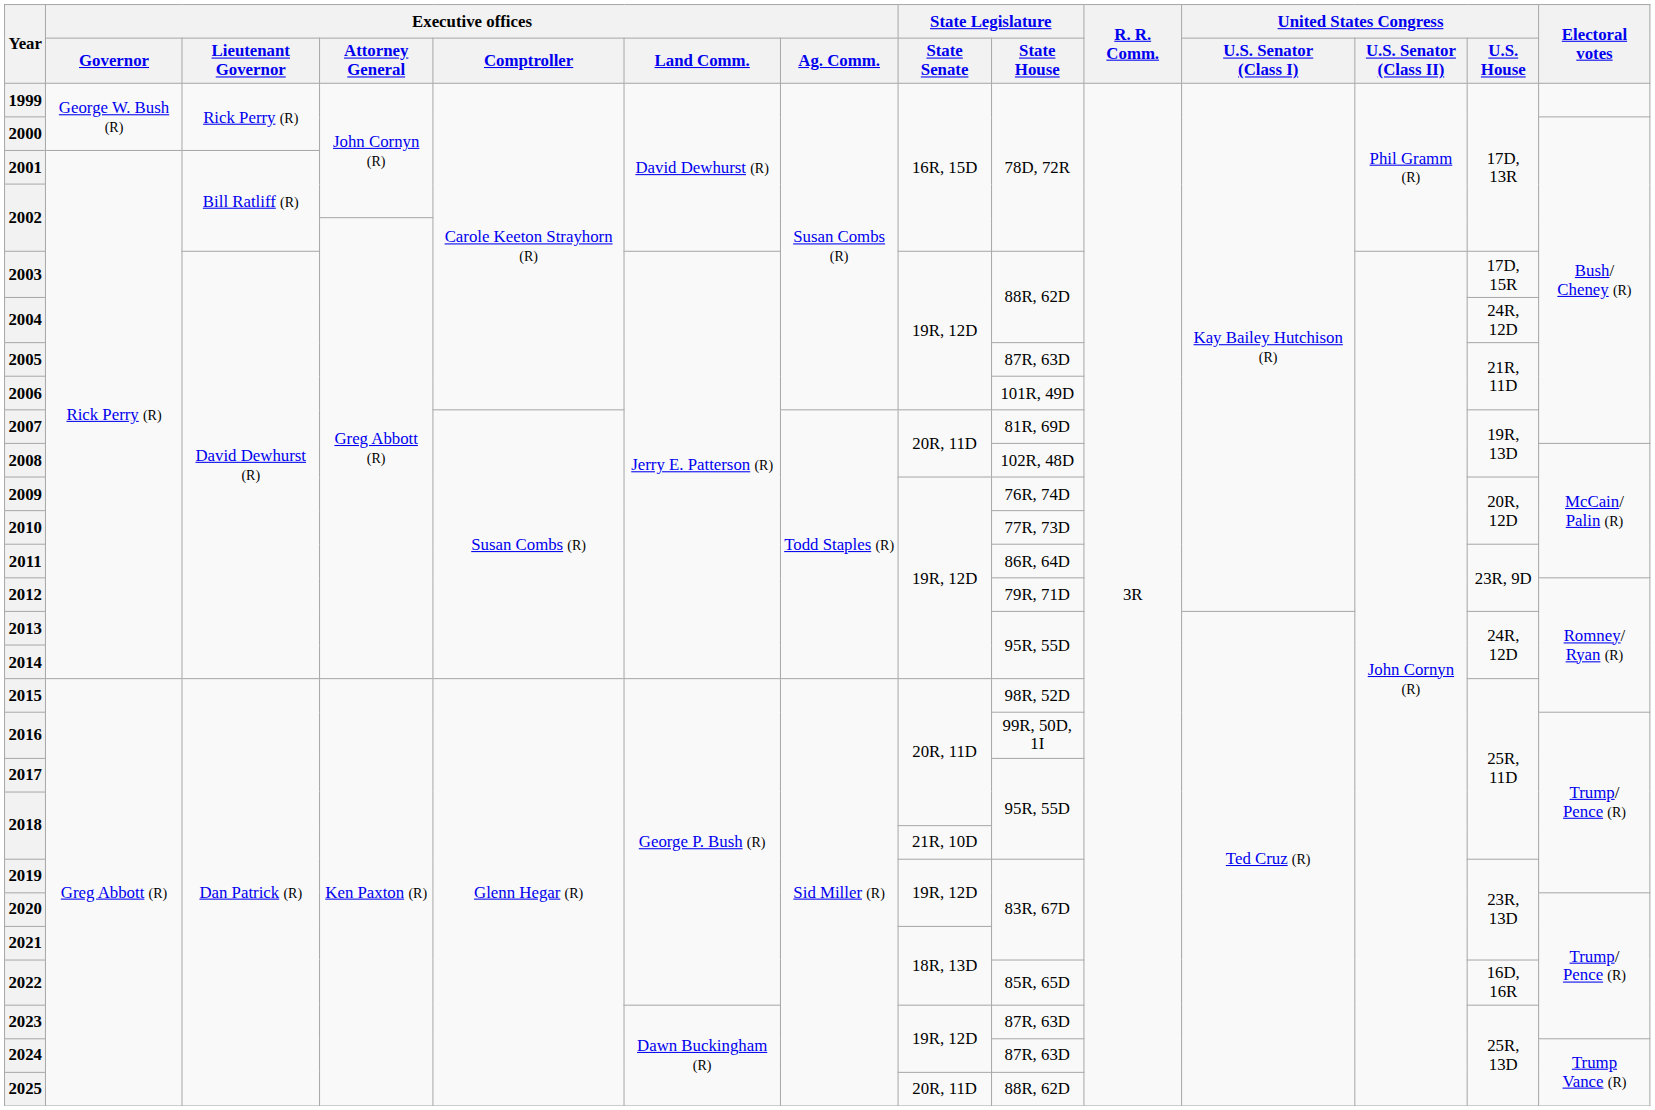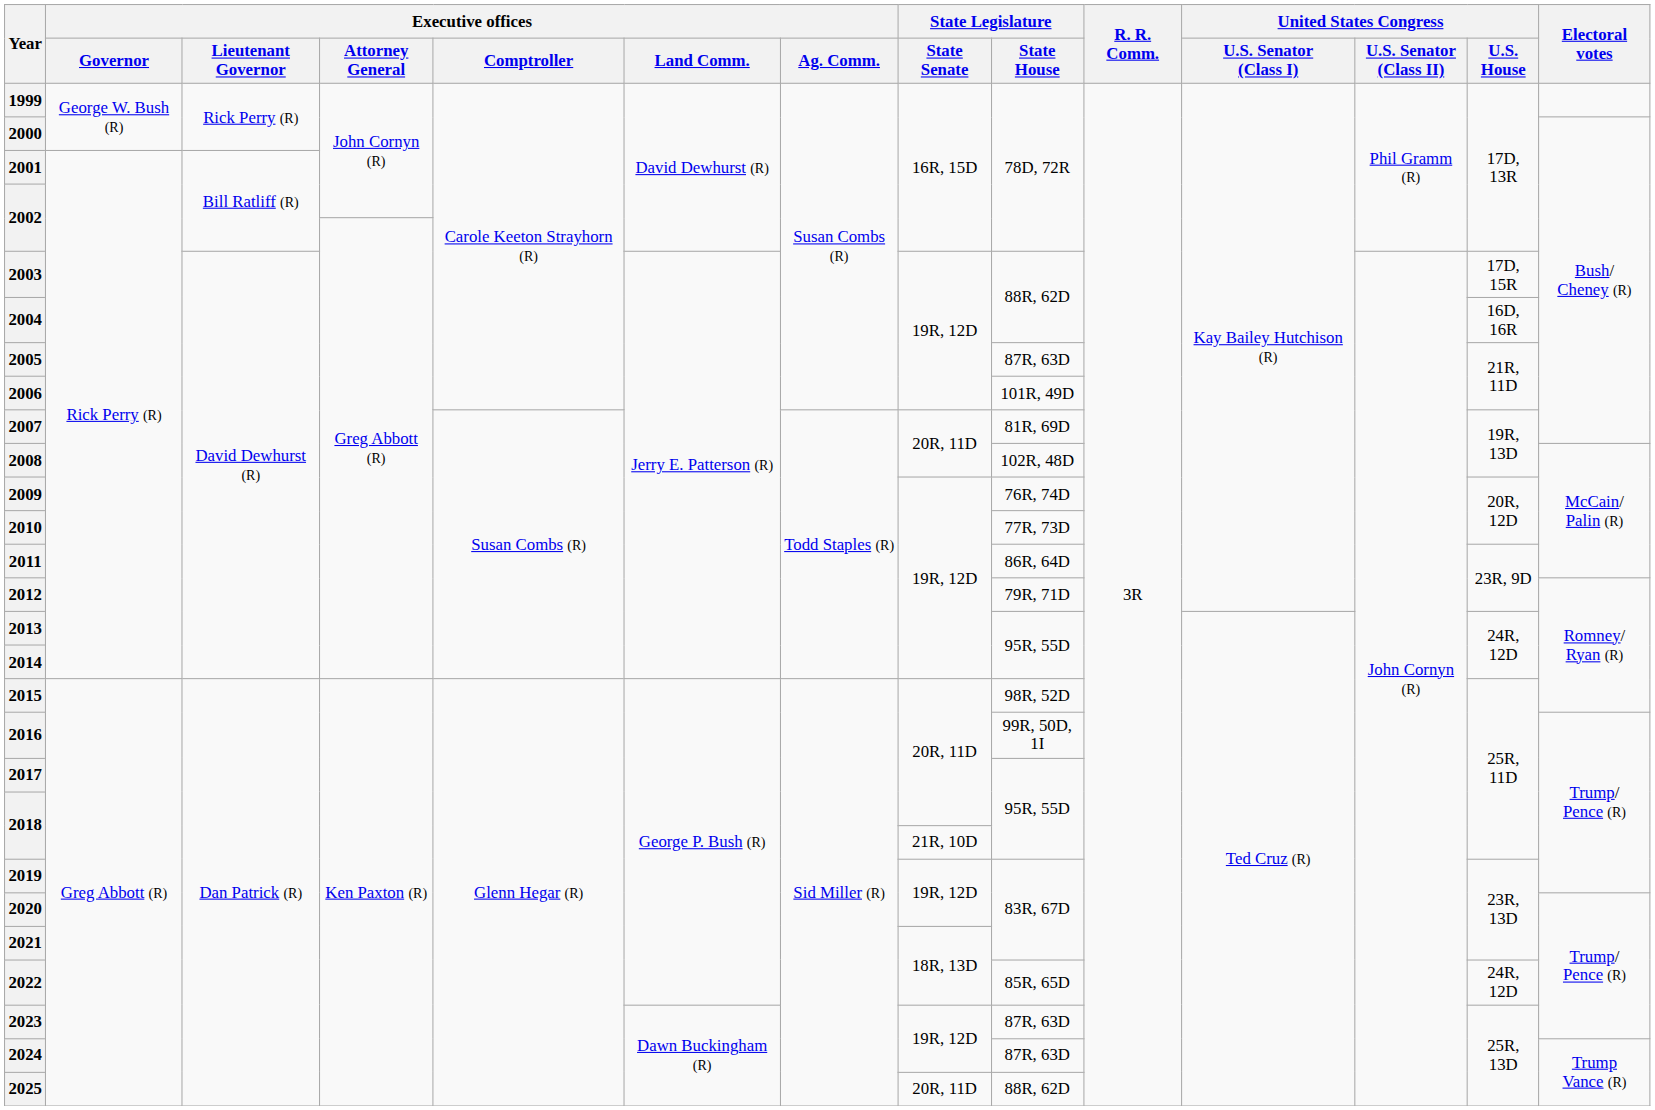(1503, 319) 24R, 12D -> (1503, 319) 16D, 16R
(1503, 982) 16D, 16R -> (1503, 982) 24R, 12D
